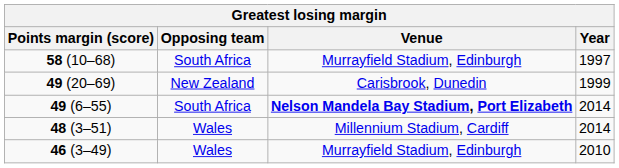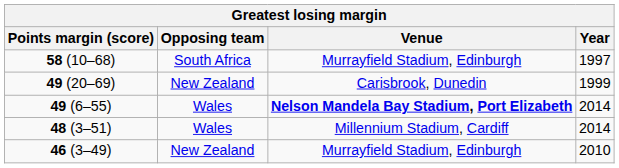(212, 106) South Africa -> (213, 106) Wales
(213, 151) Wales -> (212, 151) New Zealand
